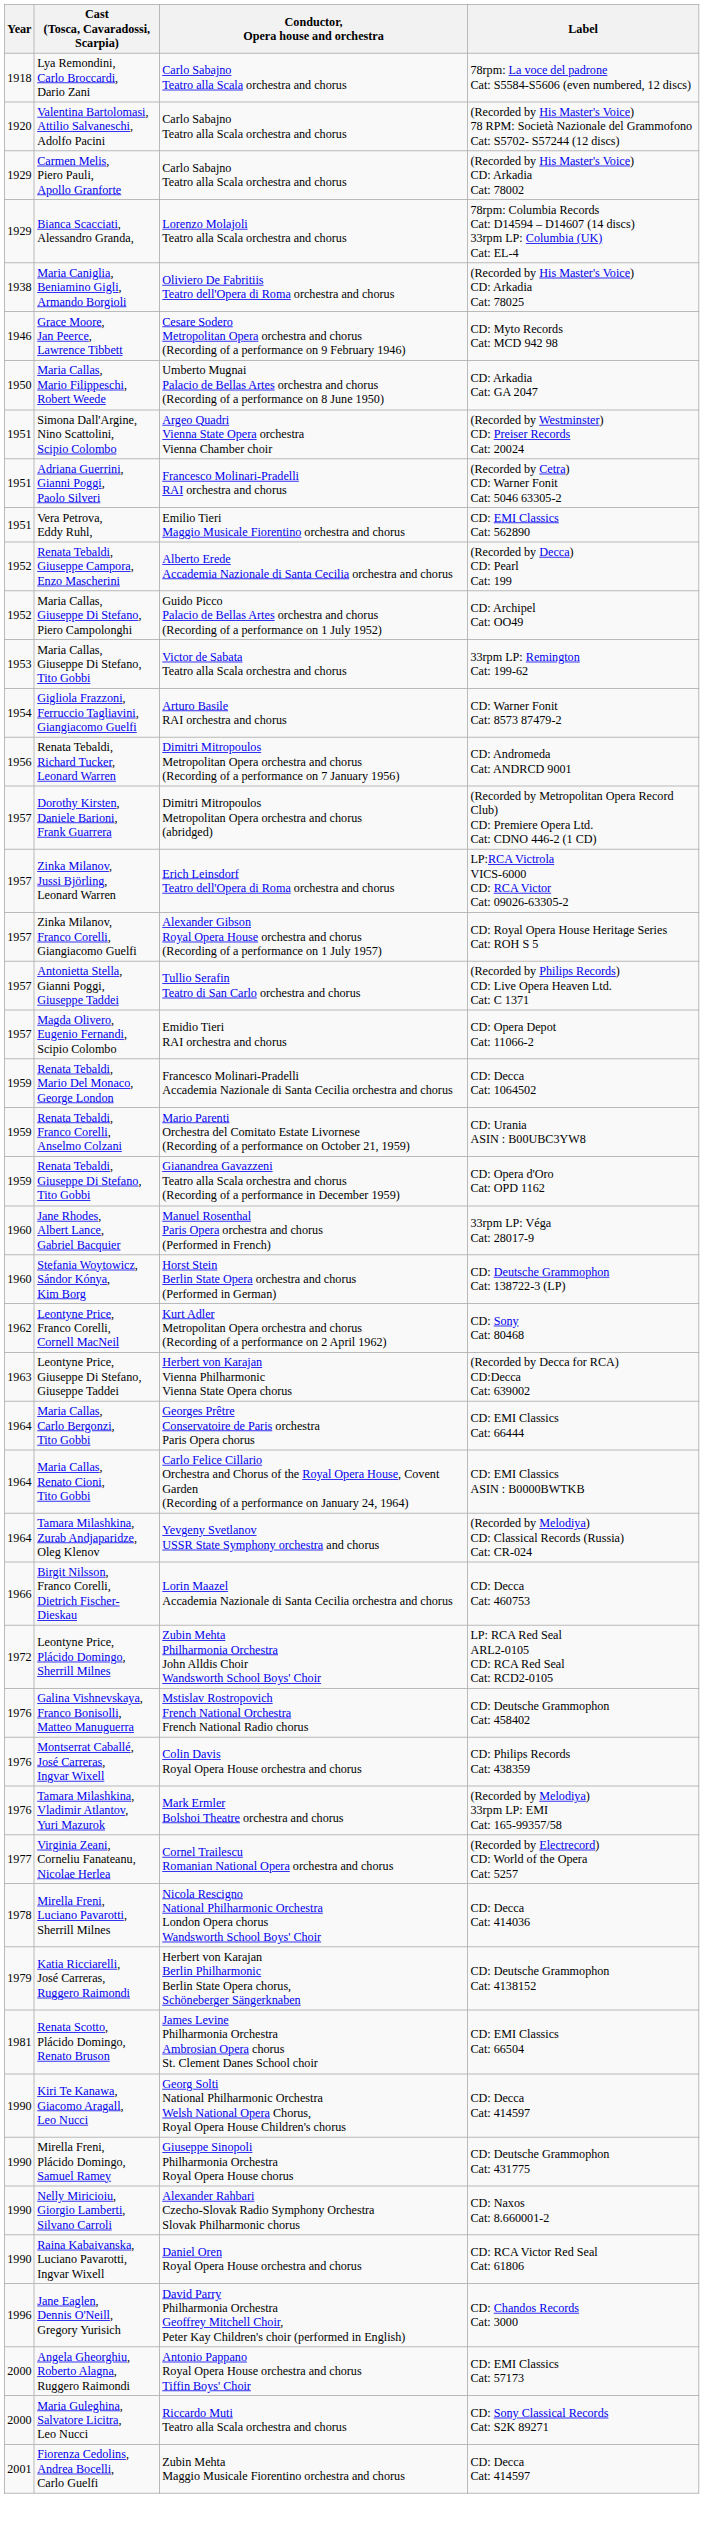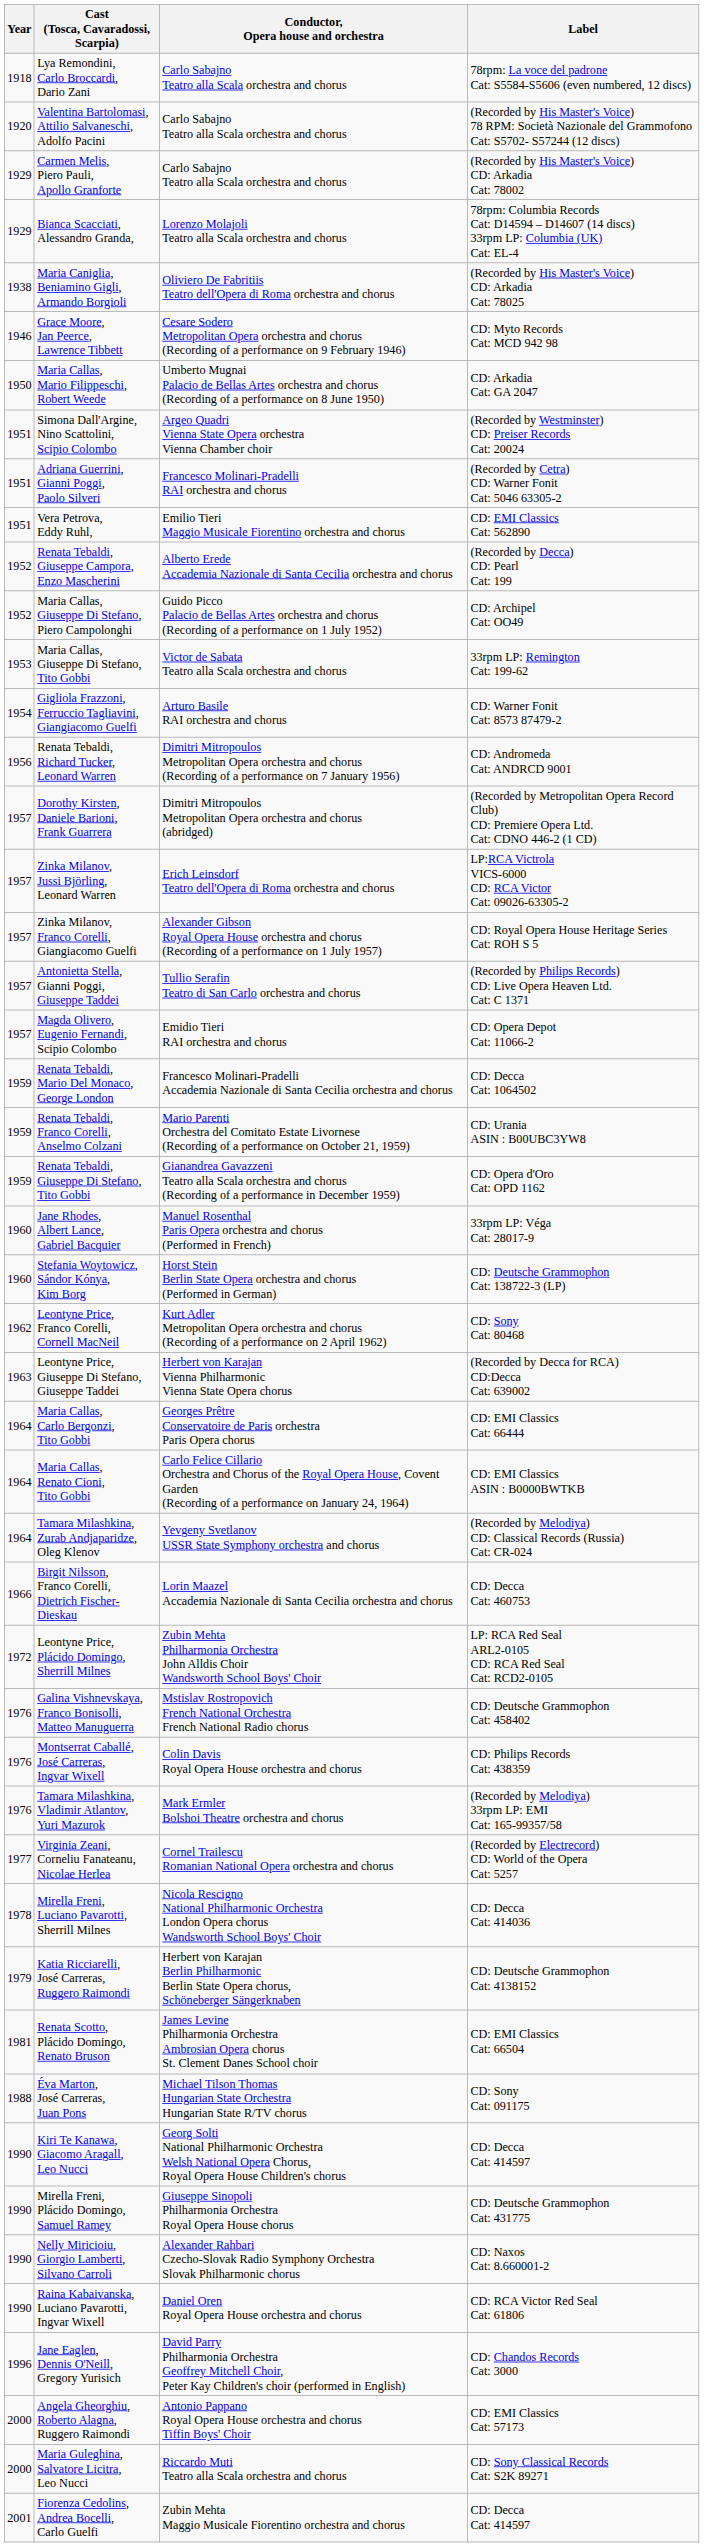+ row: (71, 2098)
